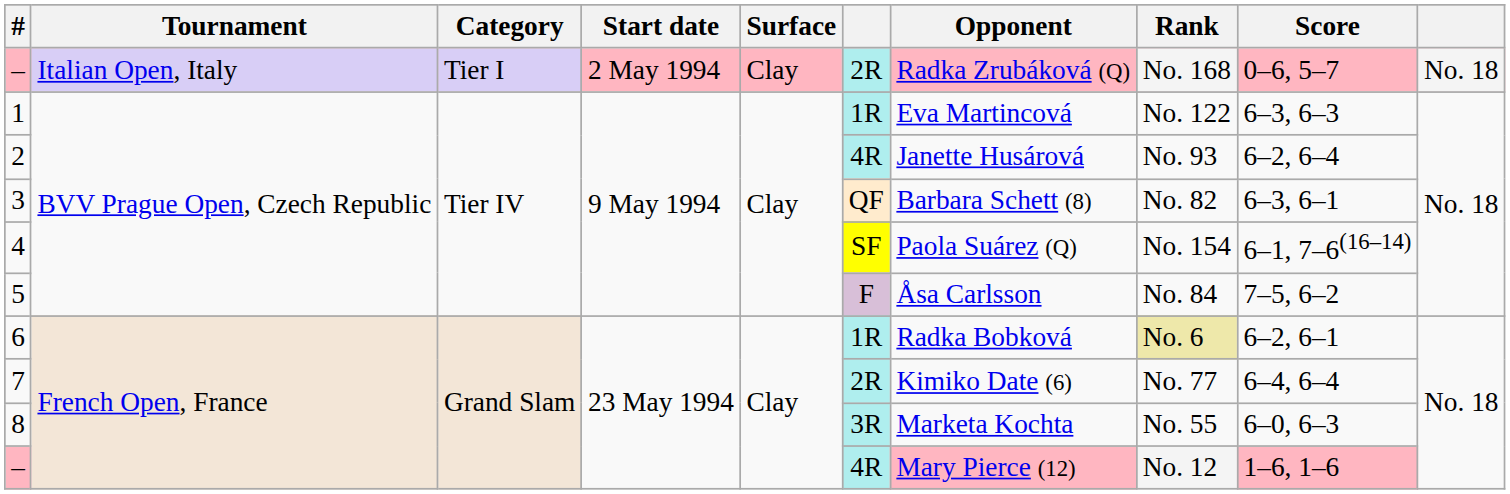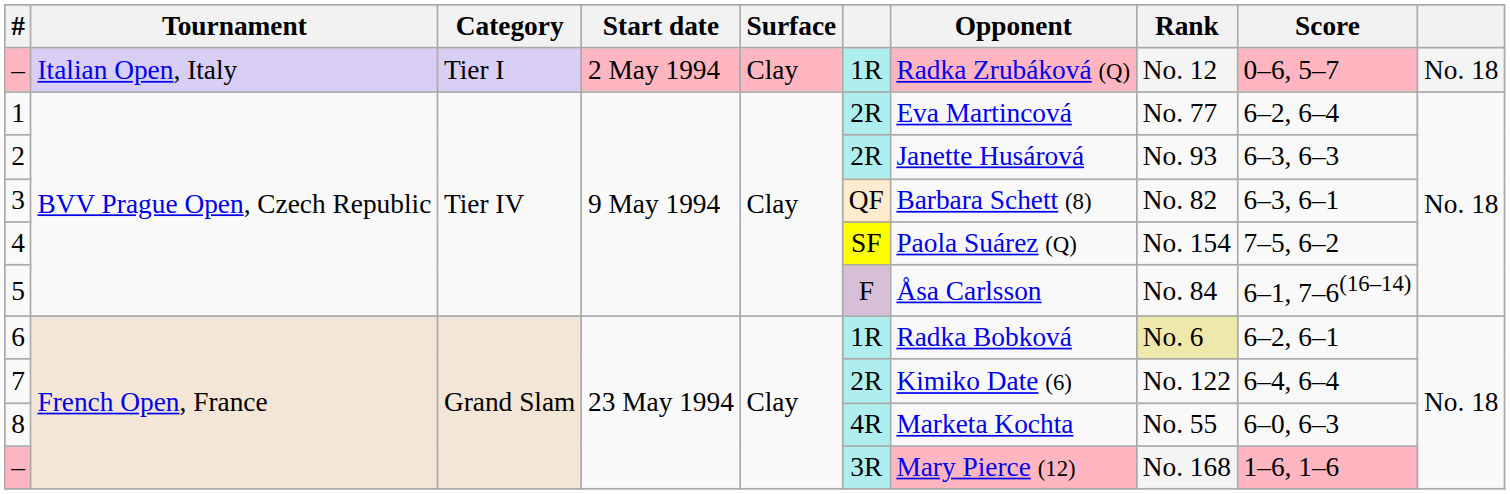(866, 69) 2R -> (866, 69) 1R
(1187, 69) No. 168 -> (1180, 69) No. 12
(866, 112) 1R -> (866, 112) 2R
(1187, 112) No. 122 -> (1180, 112) No. 77
(1291, 112) 6–3, 6–3 -> (1291, 112) 6–2, 6–4
(866, 156) 4R -> (866, 156) 2R
(1291, 156) 6–2, 6–4 -> (1291, 156) 6–3, 6–3
(1327, 246) 6–1, 7–6(16–14) -> (1291, 243) 7–5, 6–2
(1291, 293) 7–5, 6–2 -> (1327, 290) 6–1, 7–6(16–14)
(1180, 380) No. 77 -> (1187, 380) No. 122
(866, 424) 3R -> (866, 424) 4R
(866, 467) 4R -> (866, 467) 3R
(1180, 467) No. 12 -> (1187, 467) No. 168
